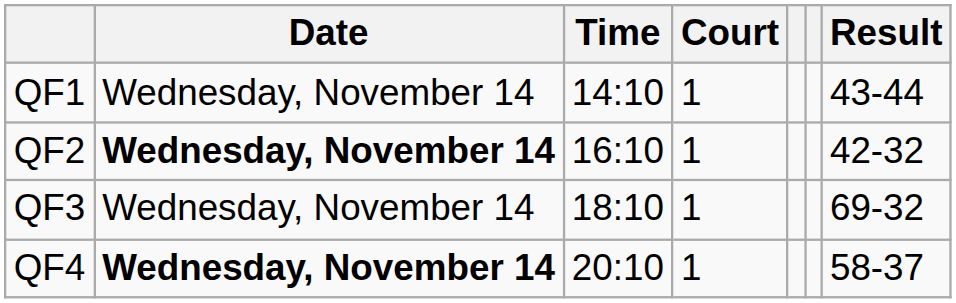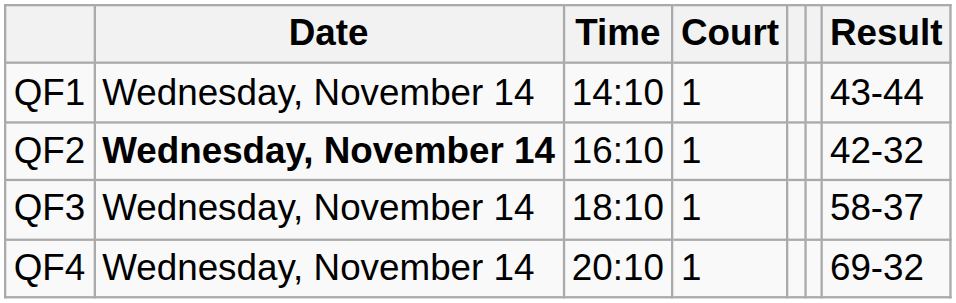(877, 208) 69-32 -> (877, 208) 58-37
(329, 267) bold -> (318, 267) normal
(877, 267) 58-37 -> (877, 267) 69-32
